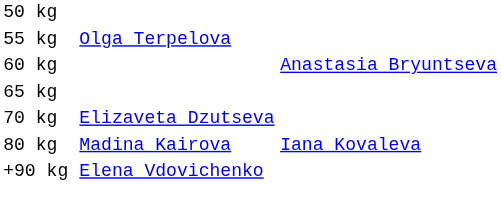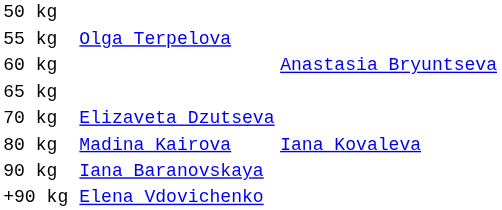+ row: (30, 171)
